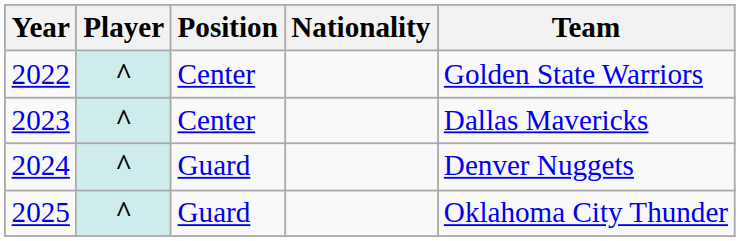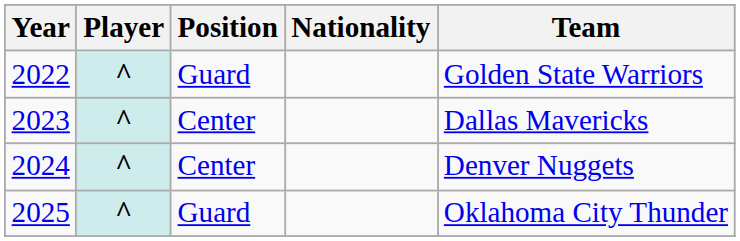(216, 73) Center -> (214, 73) Guard
(214, 166) Guard -> (216, 166) Center
